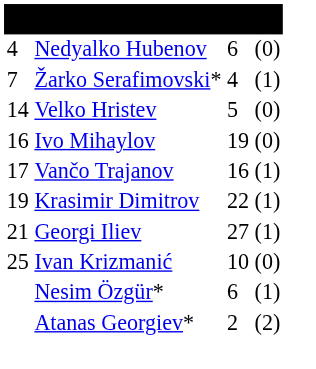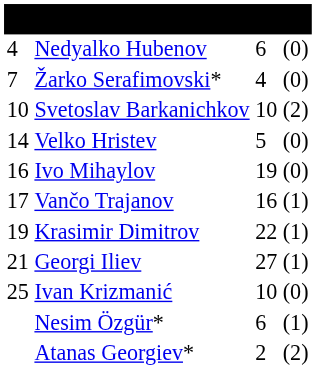(267, 79) (1) -> (296, 79) (0)
+ row: (142, 110)
